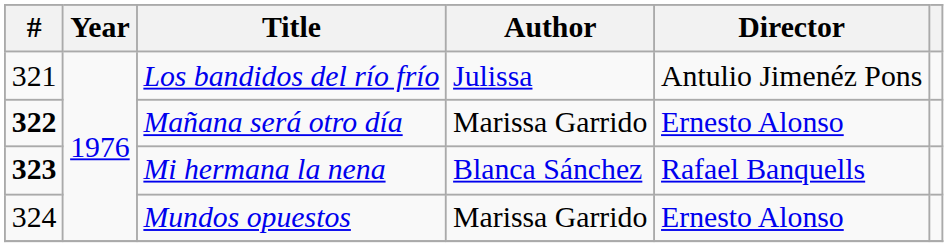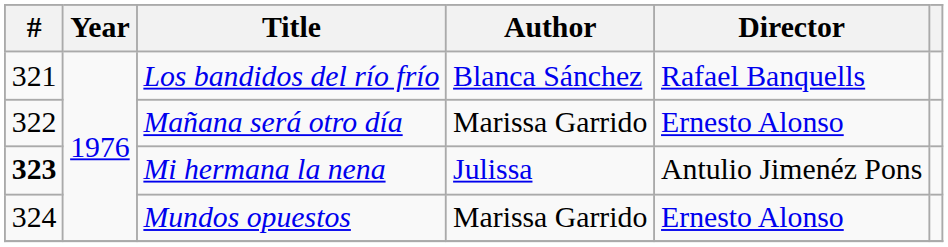(493, 75) Julissa -> (548, 75) Blanca Sánchez
(792, 75) Antulio Jimenéz Pons -> (763, 75) Rafael Banquells
(34, 122) bold -> (34, 122) normal
(548, 169) Blanca Sánchez -> (493, 169) Julissa
(763, 169) Rafael Banquells -> (792, 169) Antulio Jimenéz Pons
